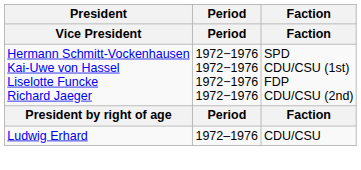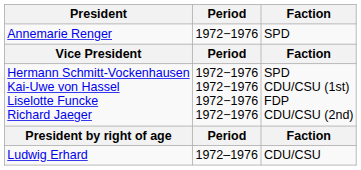+ row: (60, 34)
